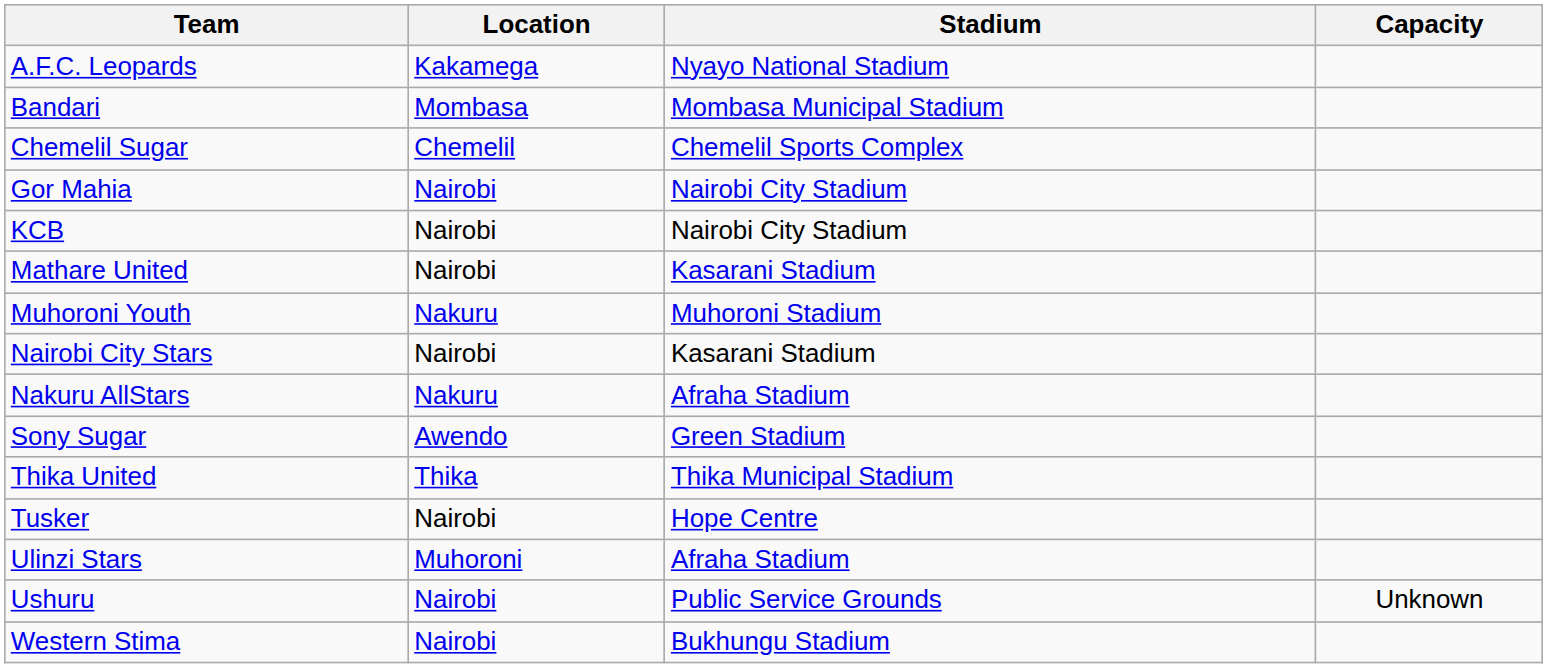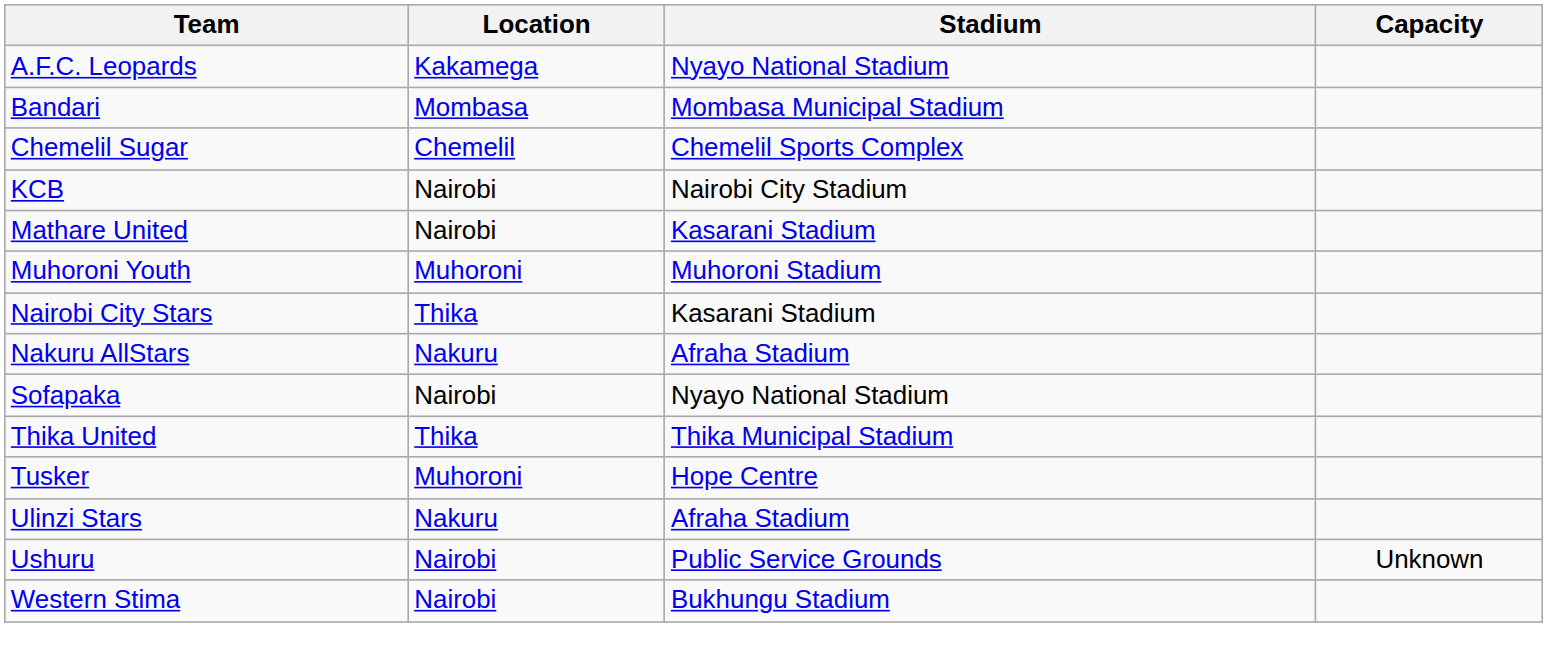- row: (71, 189)
(456, 312) Nakuru -> (468, 271) Muhoroni
(455, 353) Nairobi -> (446, 312) Thika
+ row: (66, 395)
- row: (79, 436)
(455, 518) Nairobi -> (468, 477) Muhoroni
(468, 559) Muhoroni -> (456, 518) Nakuru
